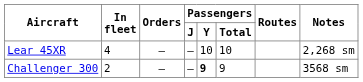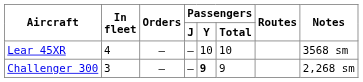(329, 50) 2,268 sm -> (325, 50) 3568 sm
(107, 68) 2 -> (107, 68) 3
(325, 68) 3568 sm -> (329, 68) 2,268 sm
